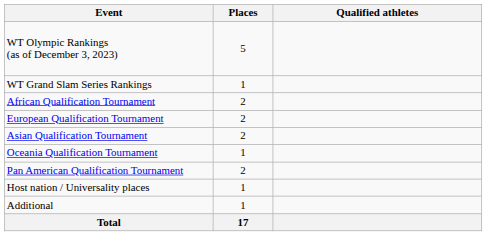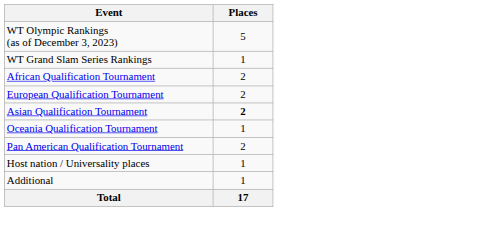- column: (377, 13)
(243, 136) normal -> (243, 111) bold
